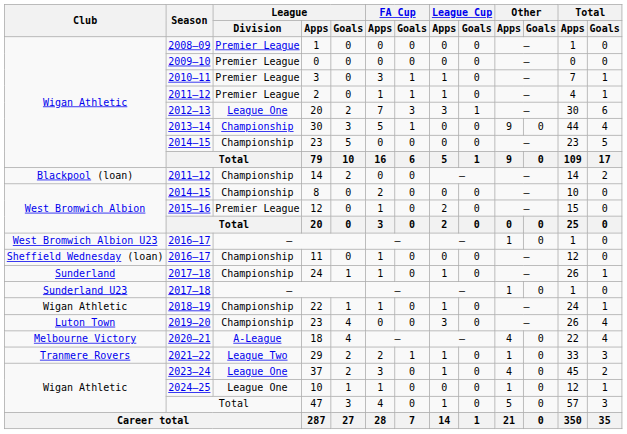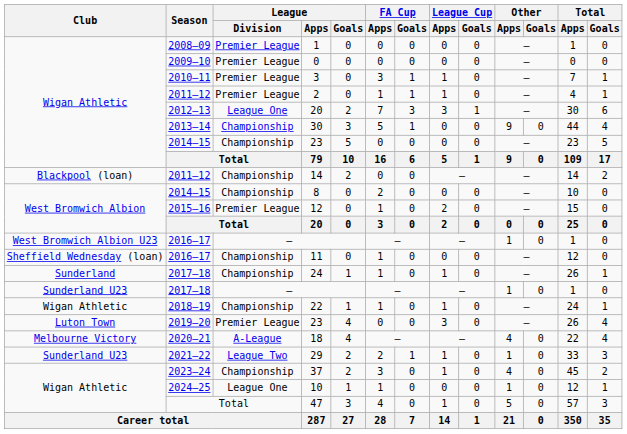(257, 323) Championship -> (257, 323) Premier League
(85, 355) Tranmere Rovers -> (85, 355) Sunderland U23
(257, 371) League One -> (257, 371) Championship
